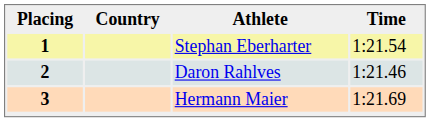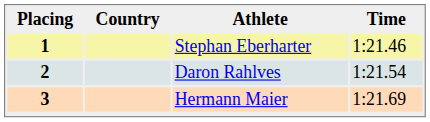(379, 46) 1:21.54 -> (379, 46) 1:21.46
(379, 72) 1:21.46 -> (379, 72) 1:21.54
